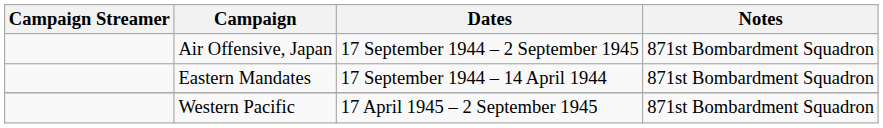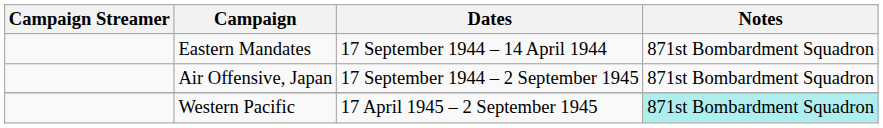rows swapped: (255, 48) <-> (245, 78)
(761, 107) no background -> (761, 107) paleturquoise background
